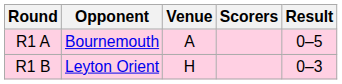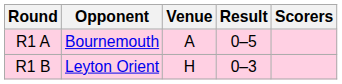columns swapped: (309, 16) <-> (249, 16)
